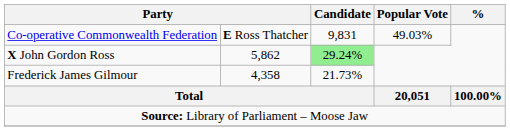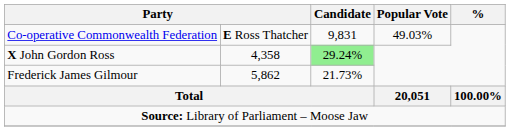(266, 55) 5,862 -> (266, 55) 4,358
(266, 75) 4,358 -> (266, 75) 5,862
